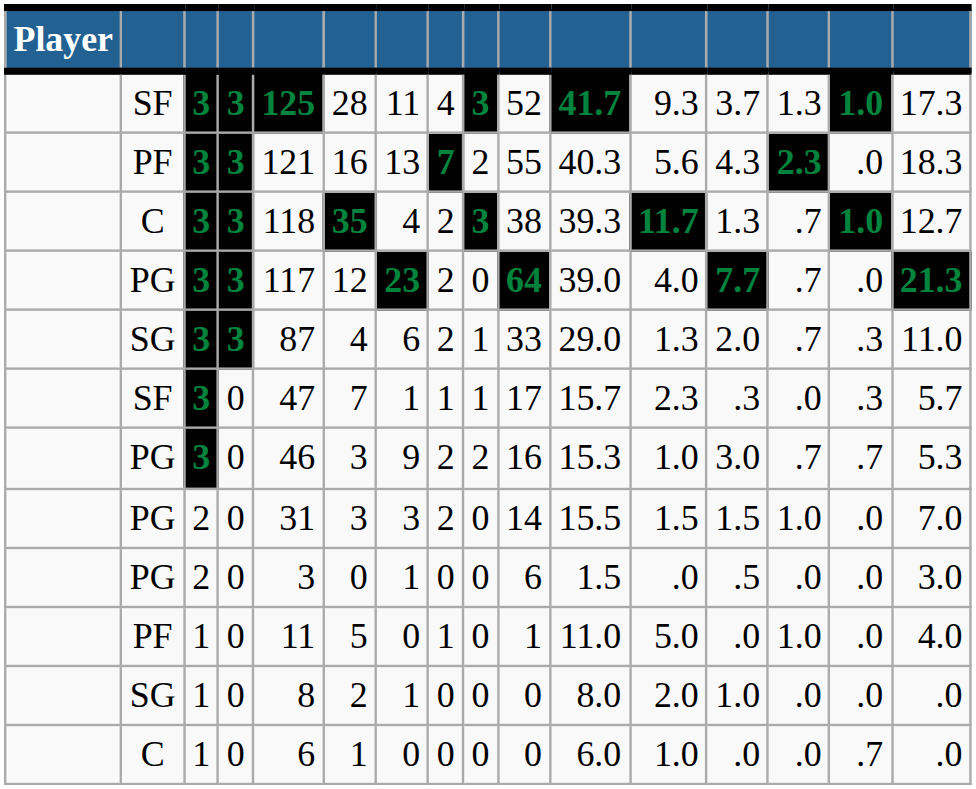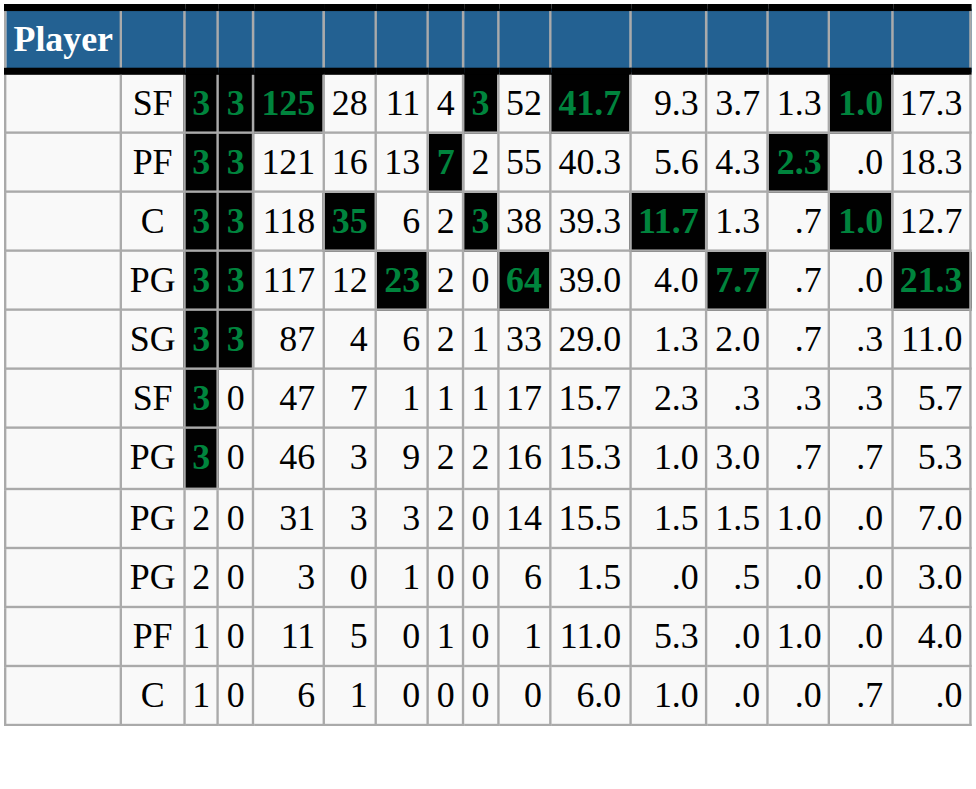(411, 221) 4 -> (411, 221) 6
(808, 398) .0 -> (808, 398) .3
(676, 635) 5.0 -> (676, 635) 5.3
- row: (153, 694)
